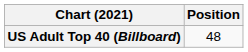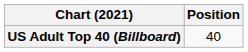(213, 36) 48 -> (213, 36) 40
